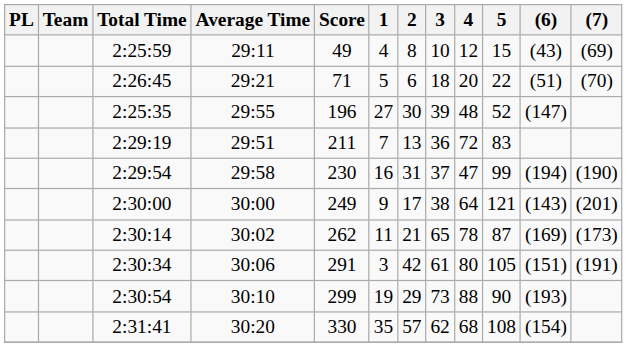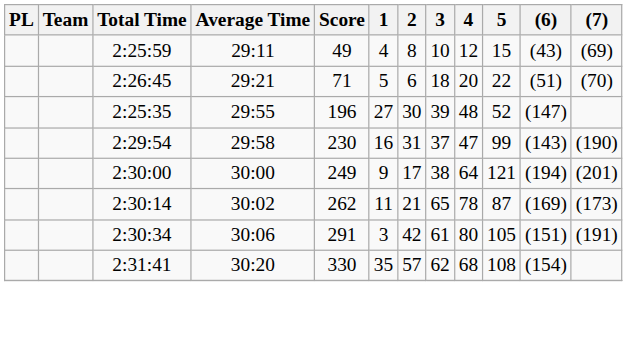- row: (142, 142)
(546, 173) (194) -> (546, 142) (143)
(546, 204) (143) -> (546, 173) (194)
- row: (142, 296)
